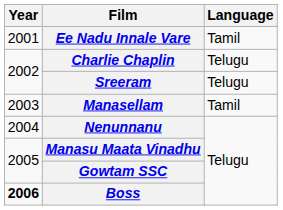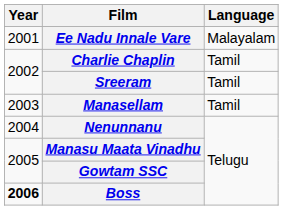(224, 37) Tamil -> (241, 37) Malayalam
(228, 60) Telugu -> (224, 60) Tamil
(228, 82) Telugu -> (224, 82) Tamil
